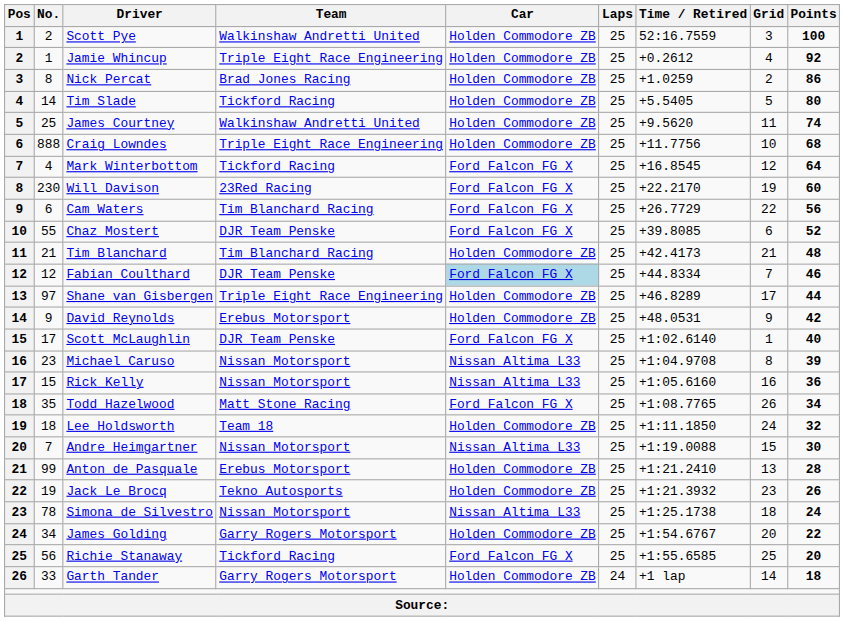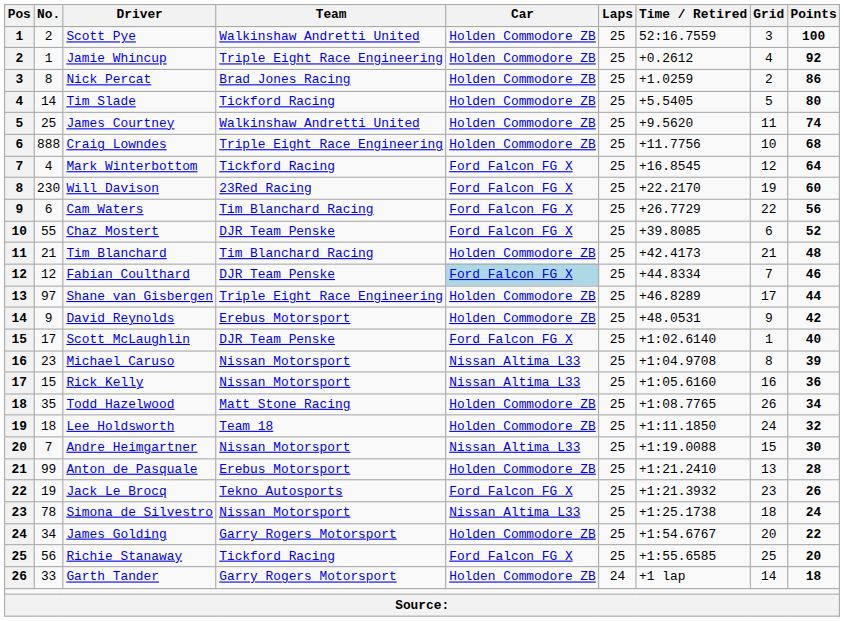(511, 404) Ford Falcon FG X -> (522, 404) Holden Commodore ZB
(522, 491) Holden Commodore ZB -> (511, 491) Ford Falcon FG X
